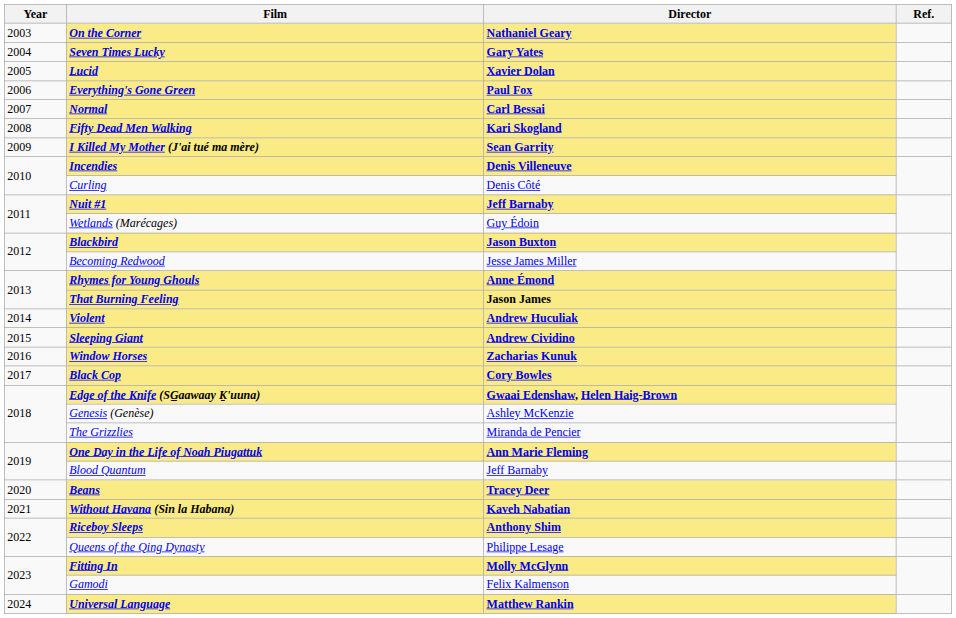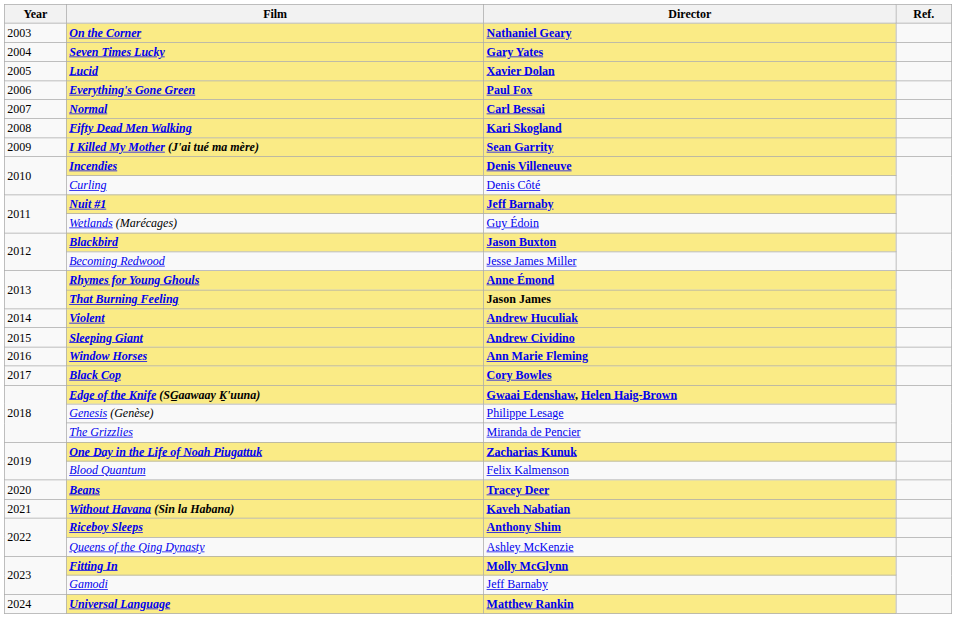(532, 356) Zacharias Kunuk -> (537, 356) Ann Marie Fleming
(530, 413) Ashley McKenzie -> (525, 413) Philippe Lesage
(537, 451) Ann Marie Fleming -> (532, 451) Zacharias Kunuk
(517, 470) Jeff Barnaby -> (528, 470) Felix Kalmenson
(525, 546) Philippe Lesage -> (530, 546) Ashley McKenzie
(528, 584) Felix Kalmenson -> (517, 584) Jeff Barnaby
